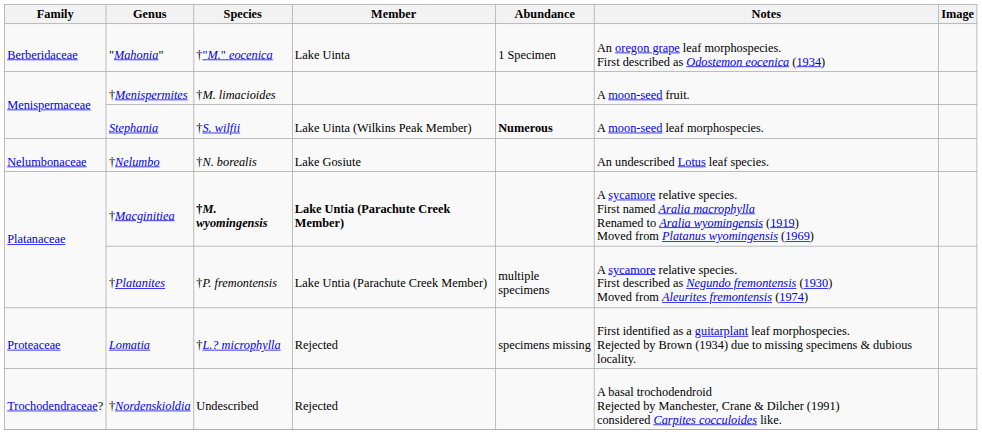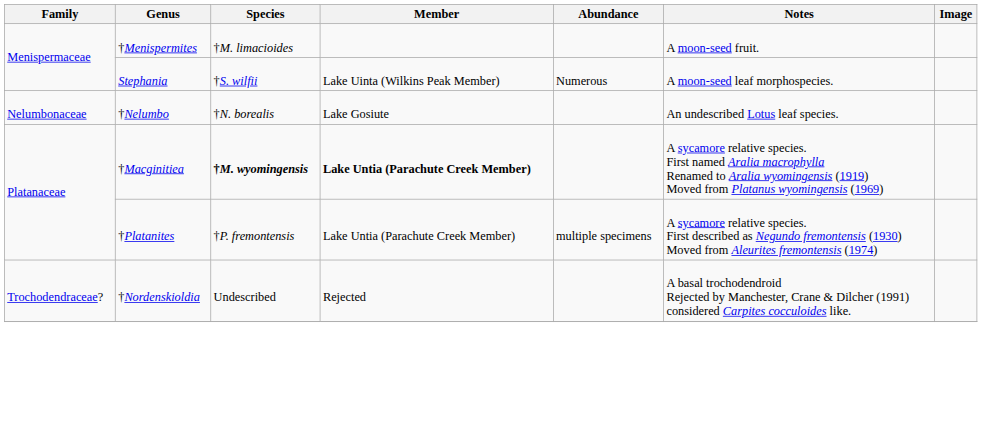- row: (136, 54)
(525, 128) bold -> (582, 81) normal
- row: (129, 345)
